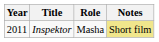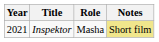(17, 29) 2011 -> (17, 29) 2021
